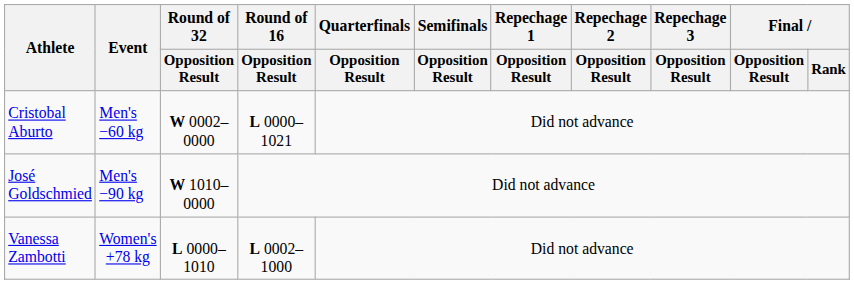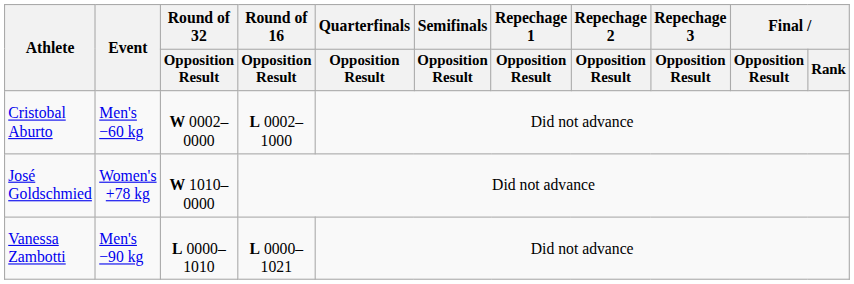(276, 131) L 0000–1021 -> (276, 131) L 0002–1000
(121, 185) Men's −90 kg -> (128, 185) Women's +78 kg
(128, 248) Women's +78 kg -> (121, 248) Men's −90 kg
(276, 257) L 0002–1000 -> (276, 257) L 0000–1021
